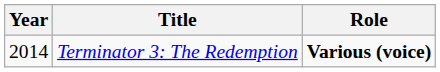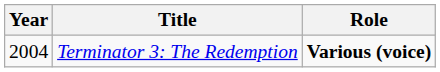(29, 50) 2014 -> (29, 50) 2004
